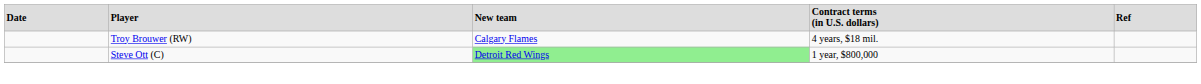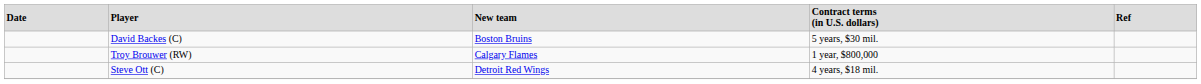+ row: (146, 39)
(845, 39) 4 years, $18 mil. -> (845, 54) 1 year, $800,000
(512, 54) lightgreen background -> (512, 70) no background
(845, 54) 1 year, $800,000 -> (845, 70) 4 years, $18 mil.
